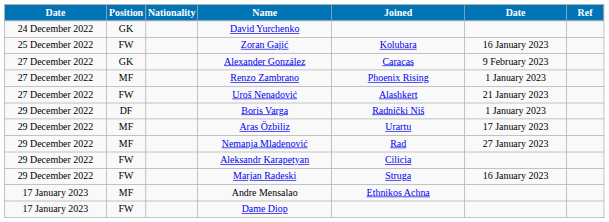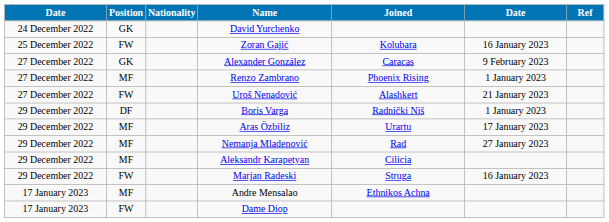(126, 160) FW -> (126, 160) MF
